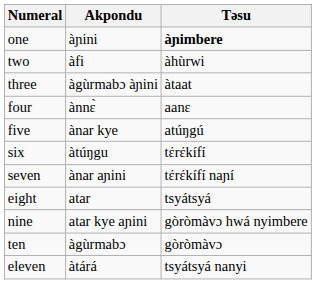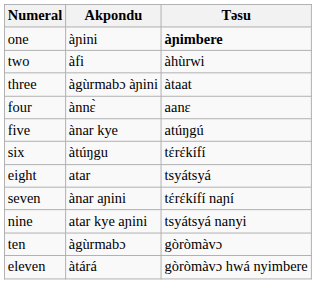rows swapped: (24, 175) <-> (22, 198)
(236, 221) gòròmàvɔ hwá nyimbere -> (206, 221) tsyátsyá nanyi
(206, 267) tsyátsyá nanyi -> (236, 267) gòròmàvɔ hwá nyimbere
